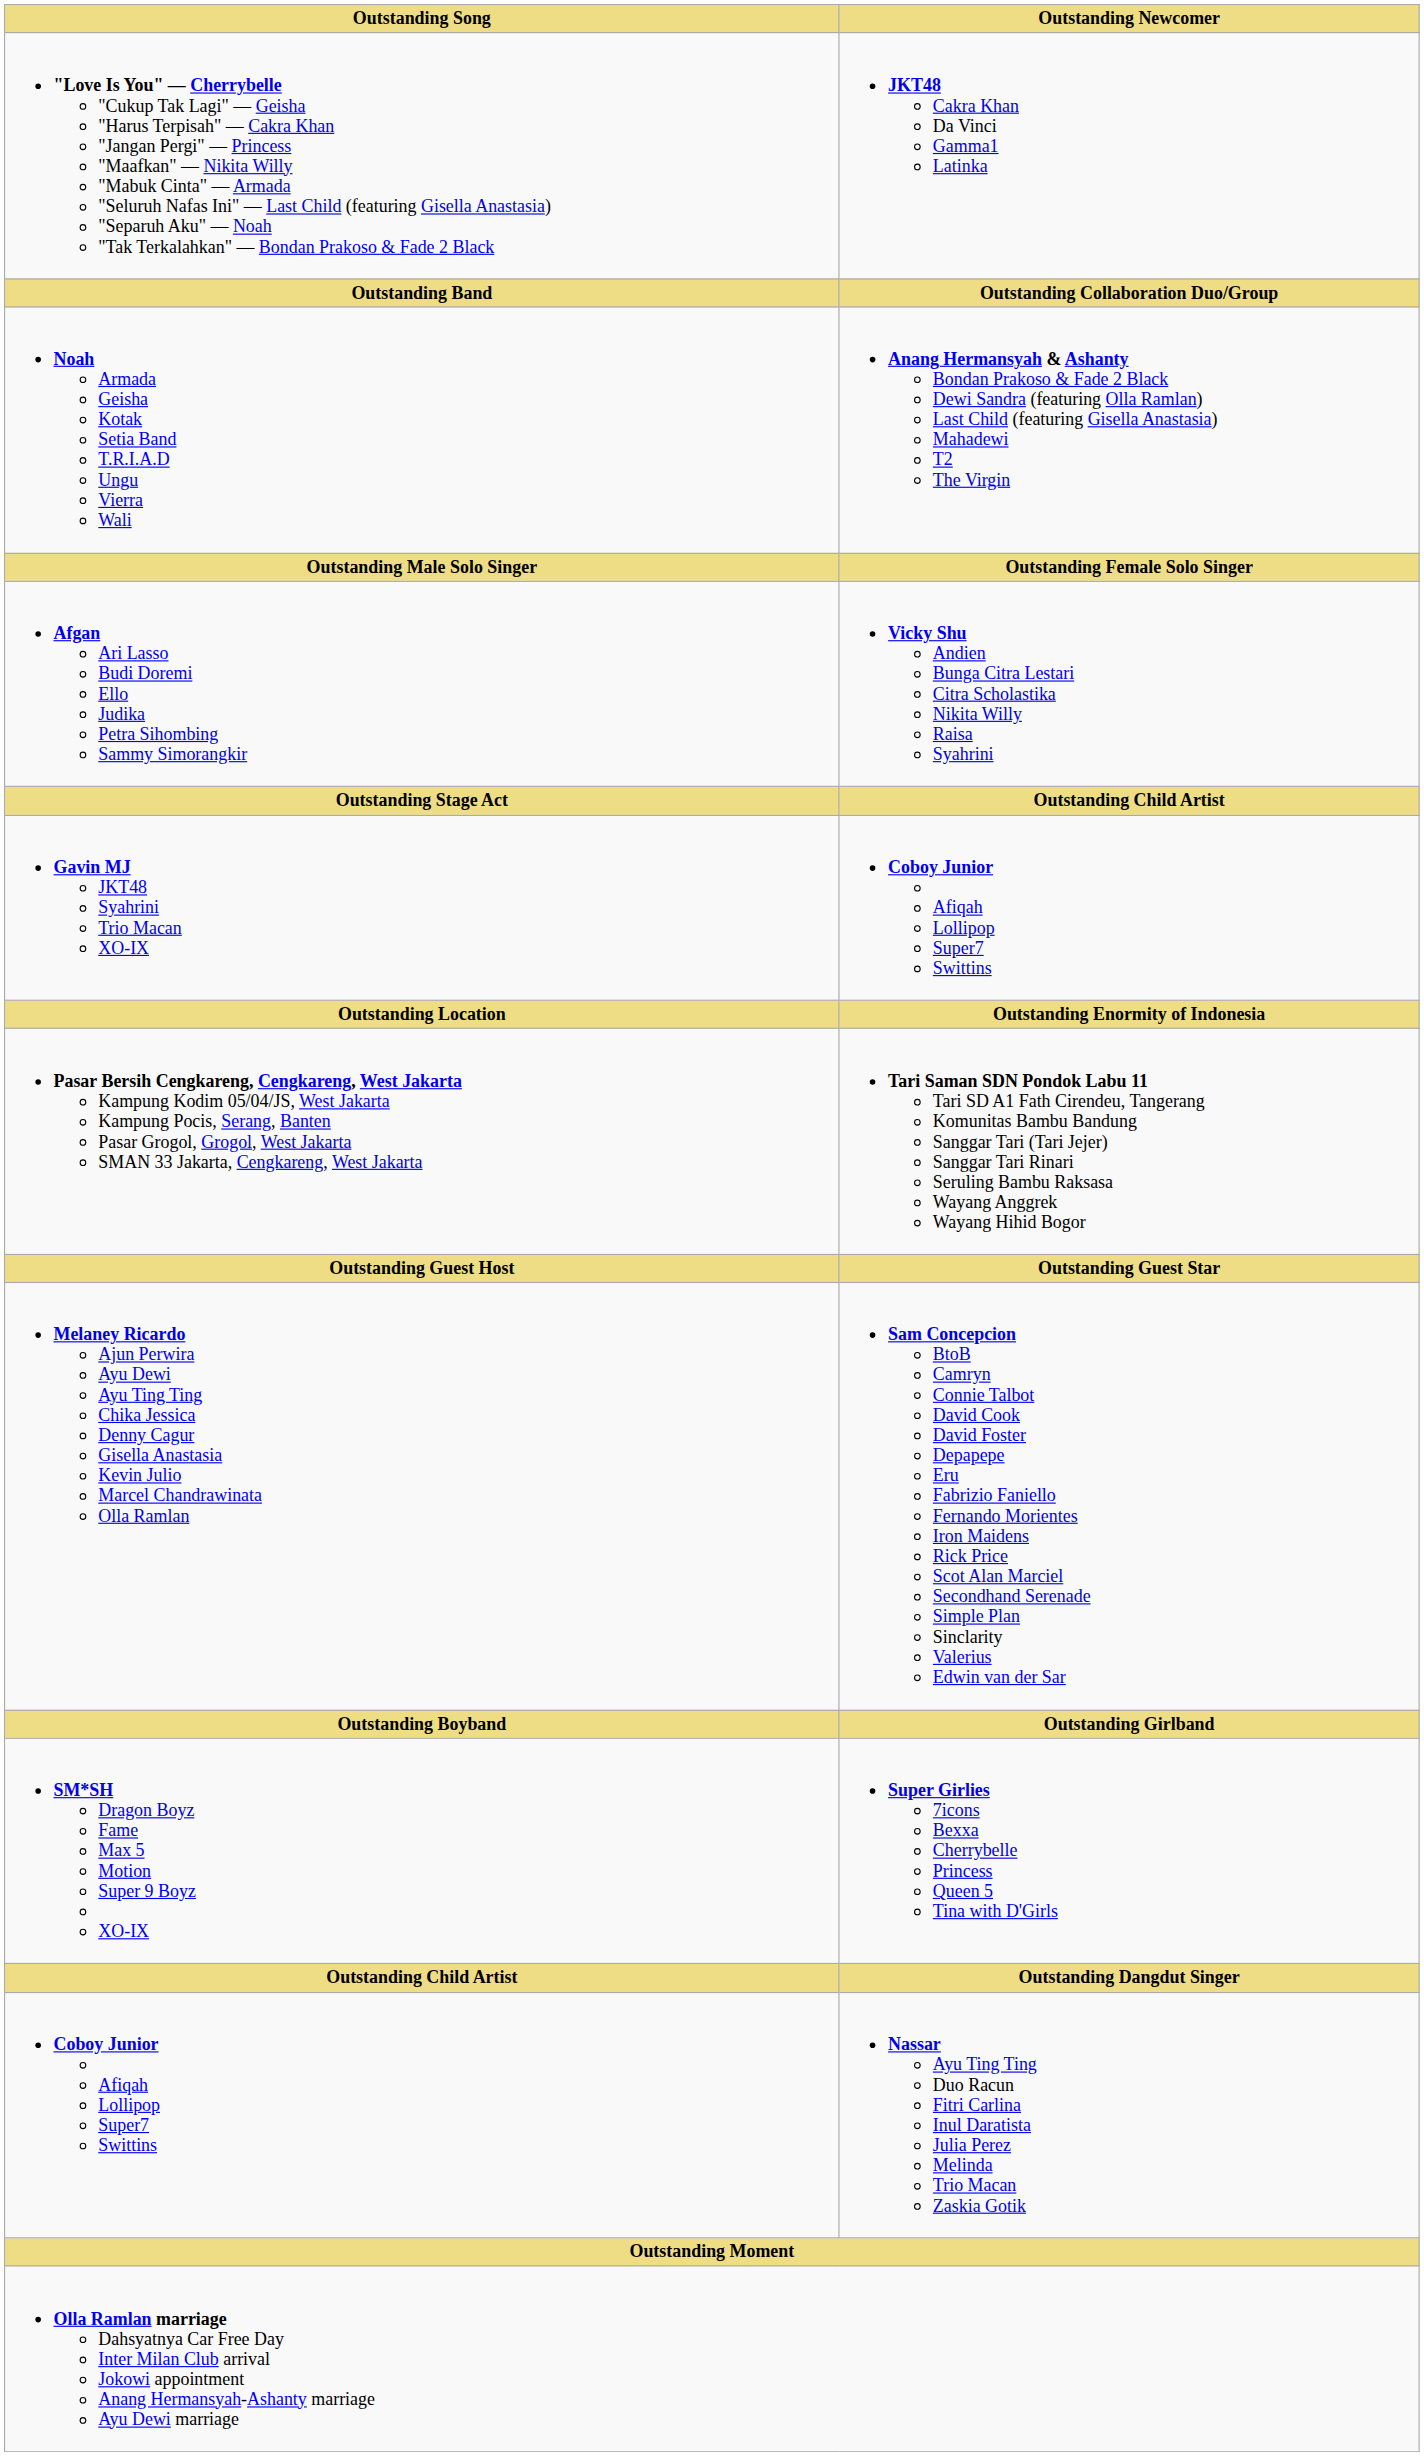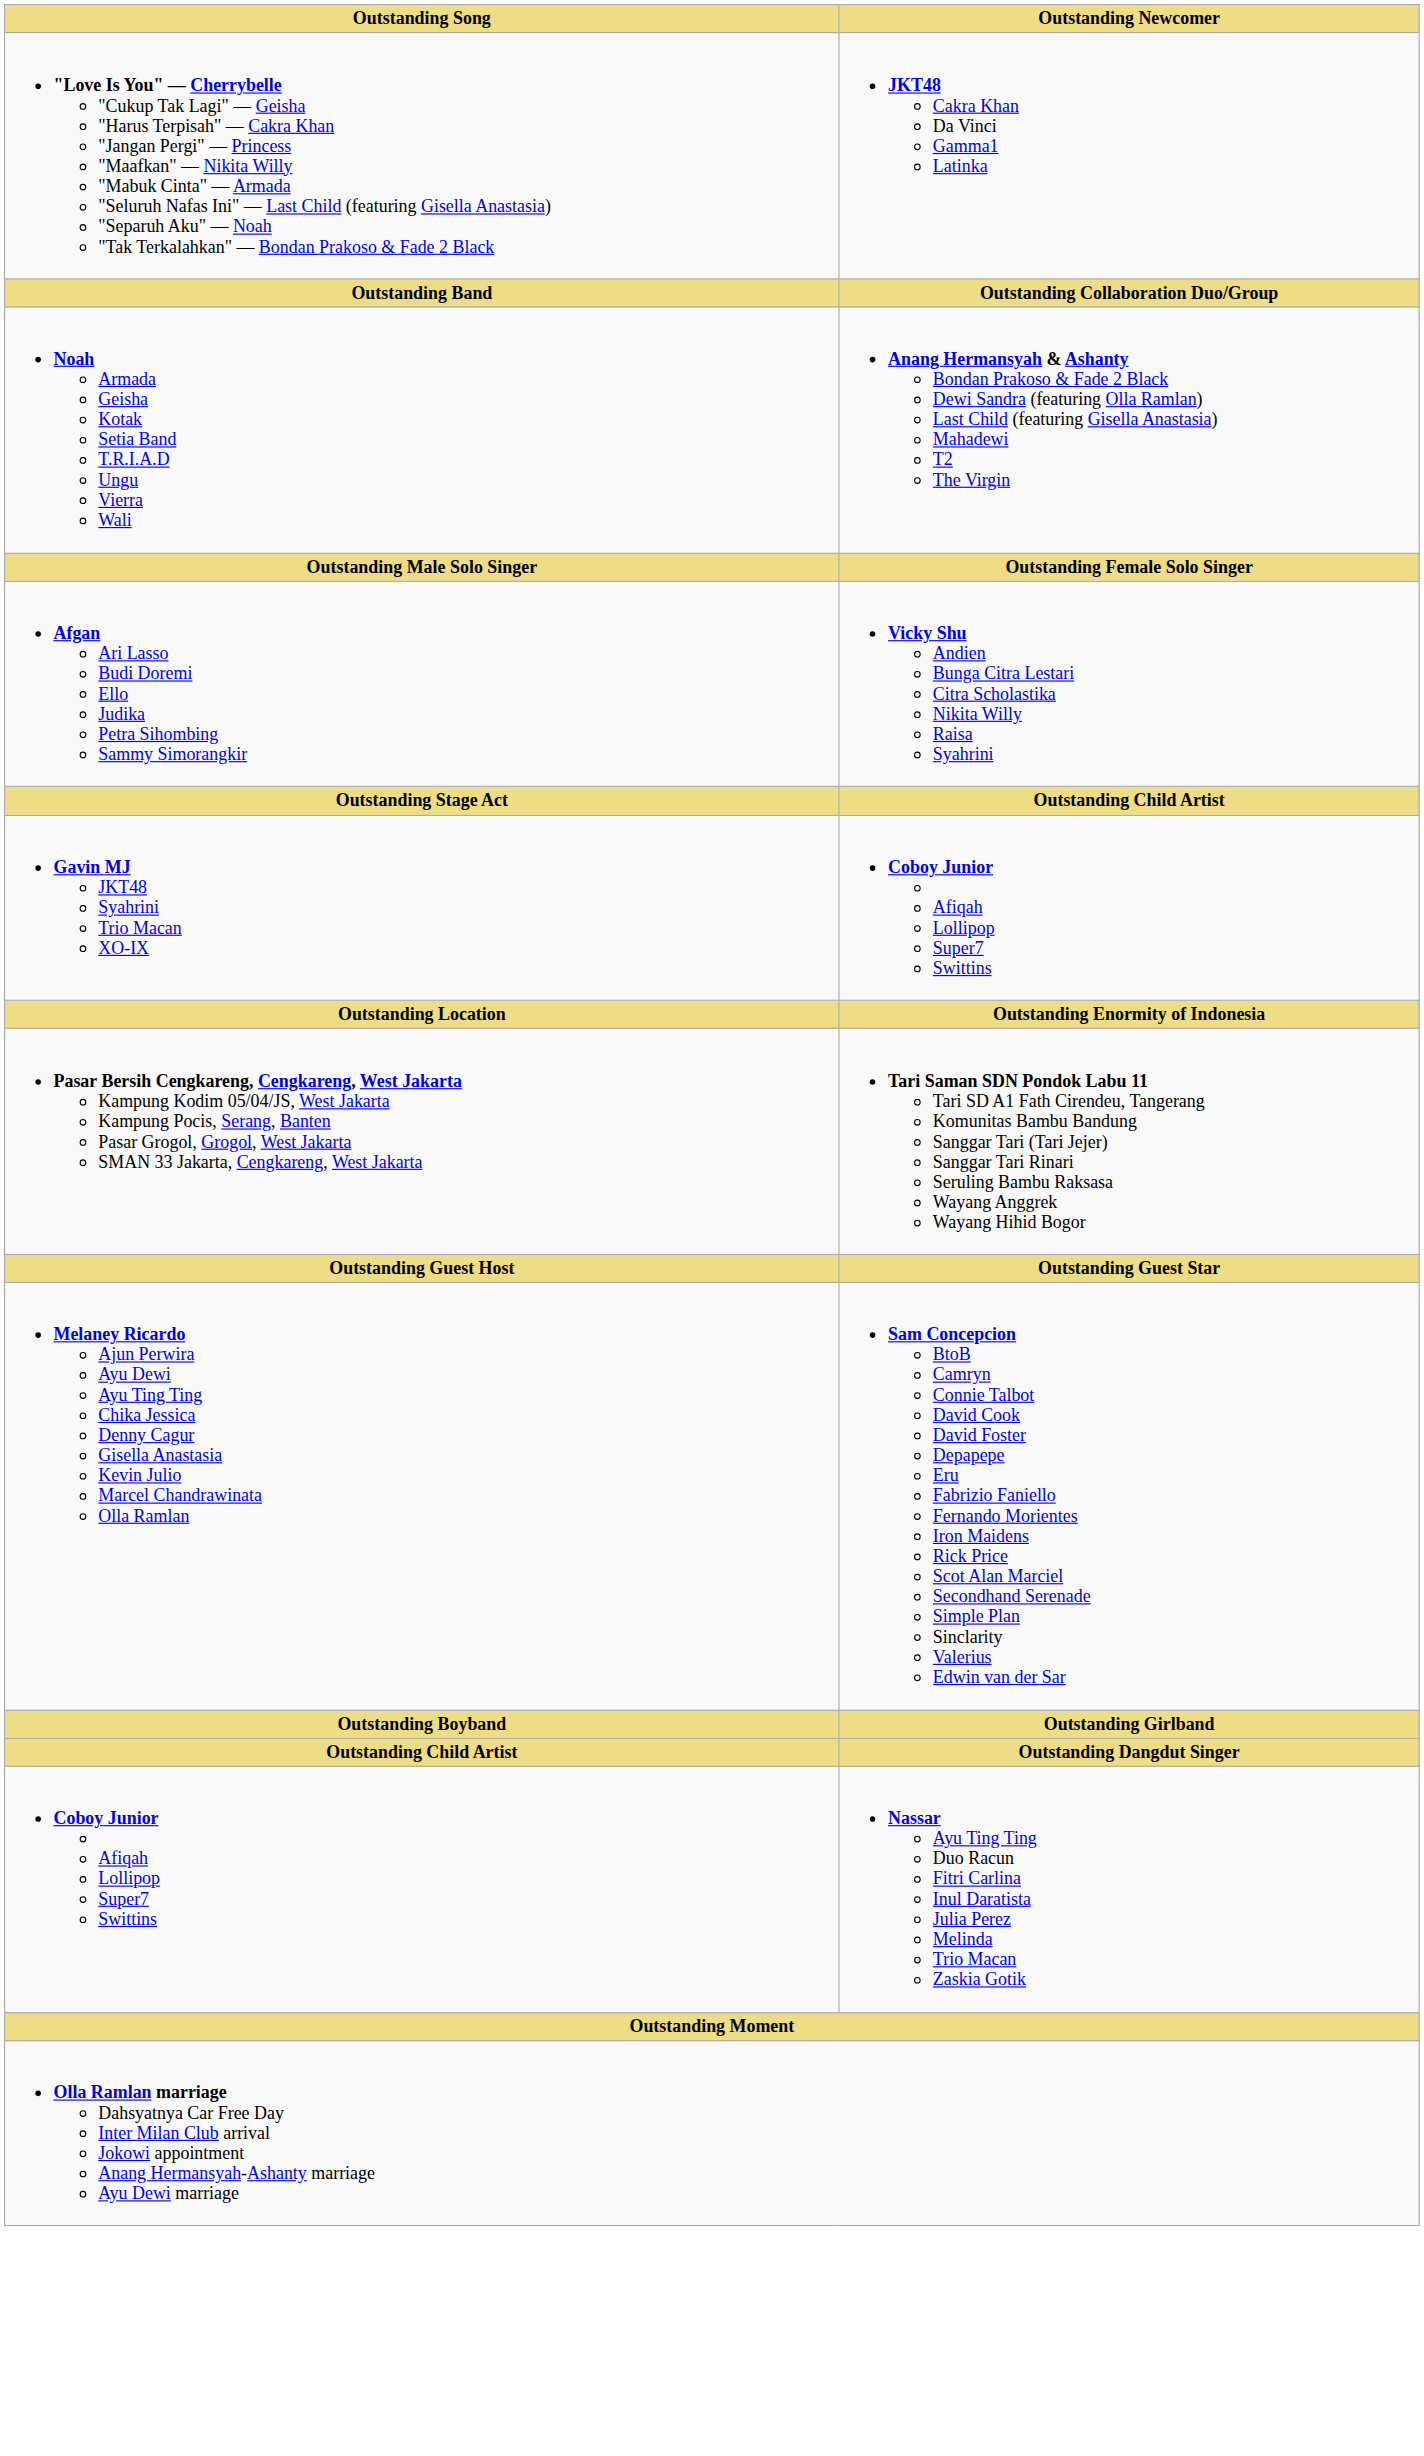- row: (422, 1861)
